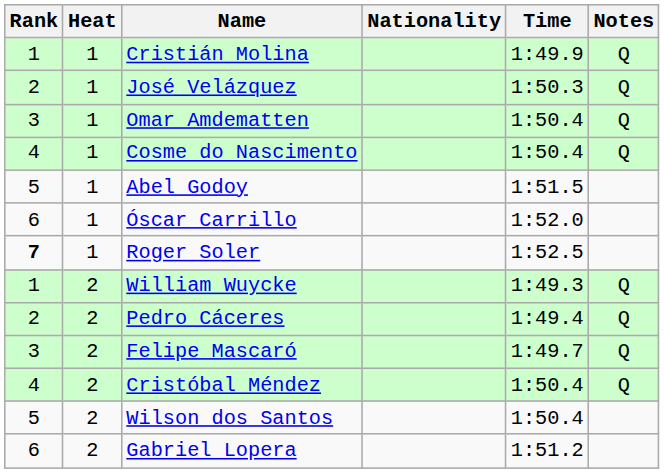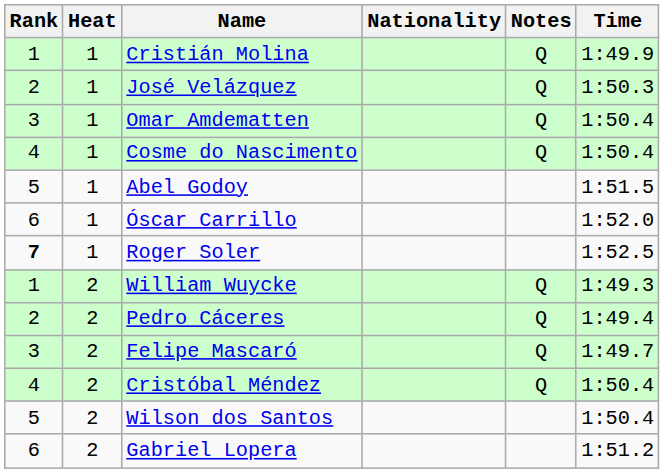columns swapped: (547, 21) <-> (624, 21)
